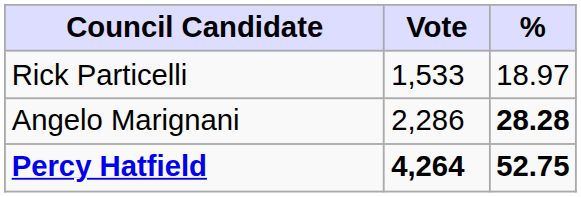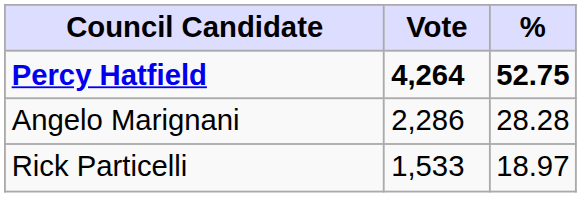rows swapped: (109, 167) <-> (100, 74)
(533, 120) bold -> (533, 120) normal
